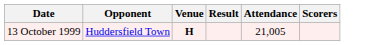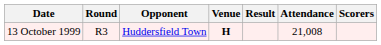+ column: (101, 13)
(270, 31) 21,005 -> (307, 31) 21,008
